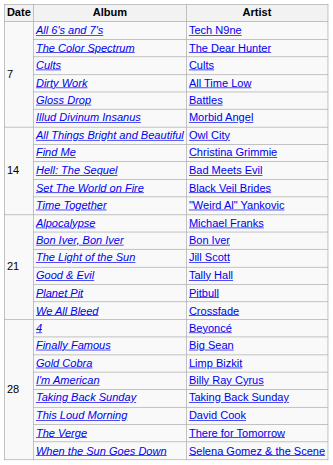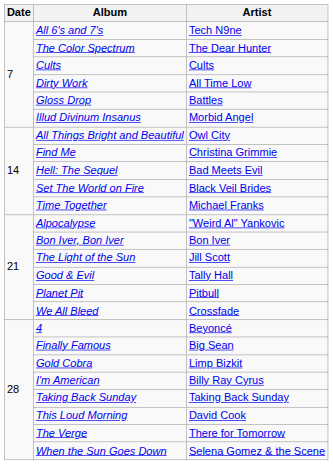(237, 205) "Weird Al" Yankovic -> (226, 205) Michael Franks
(226, 223) Michael Franks -> (237, 223) "Weird Al" Yankovic
